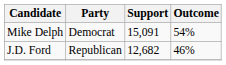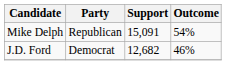(92, 32) Democrat -> (95, 32) Republican
(95, 50) Republican -> (92, 50) Democrat
